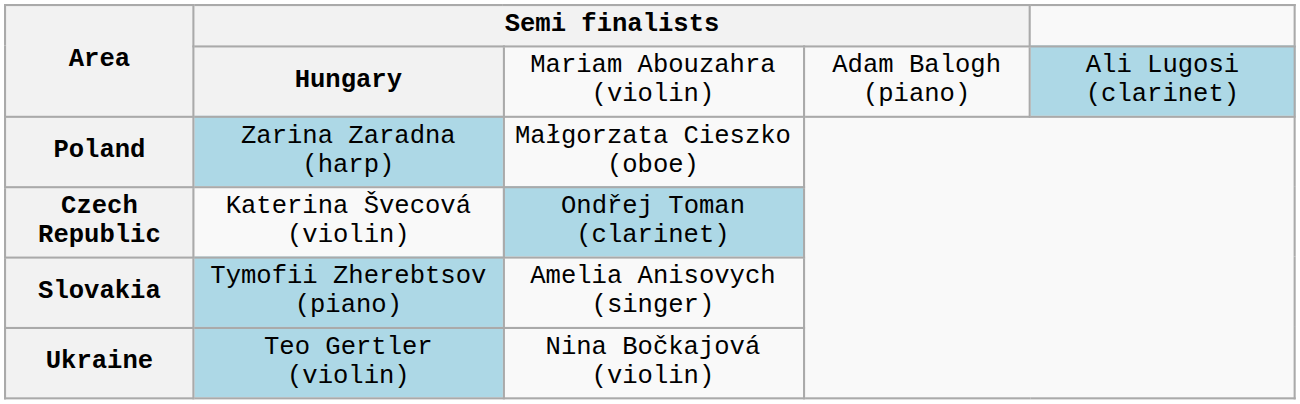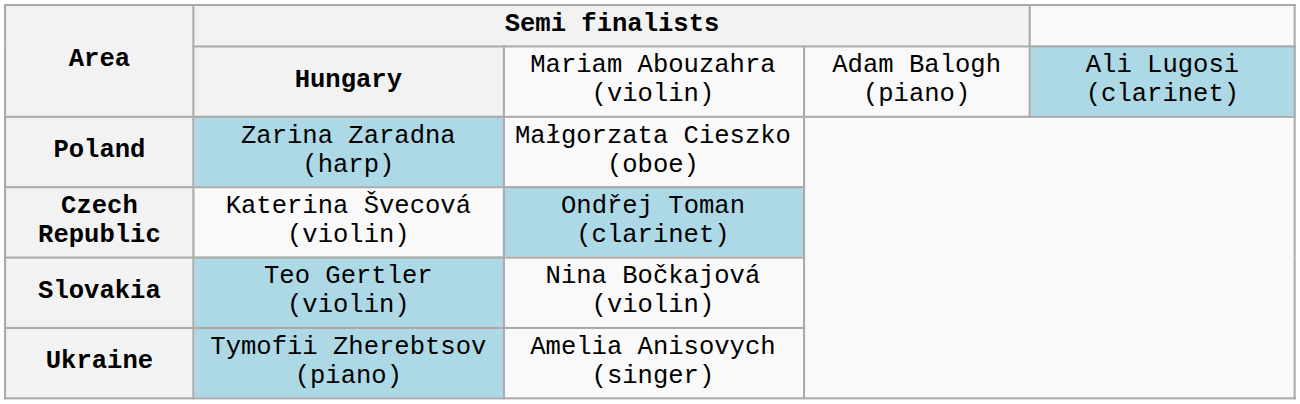(348, 293) Tymofii Zherebtsov (piano) -> (348, 293) Teo Gertler (violin)
(653, 293) Amelia Anisovych (singer) -> (653, 293) Nina Bočkajová (violin)
(348, 363) Teo Gertler (violin) -> (348, 363) Tymofii Zherebtsov (piano)
(653, 363) Nina Bočkajová (violin) -> (653, 363) Amelia Anisovych (singer)
